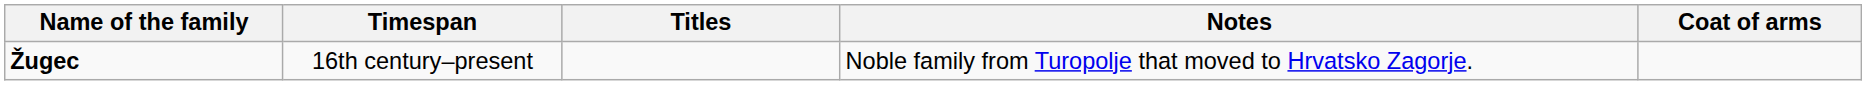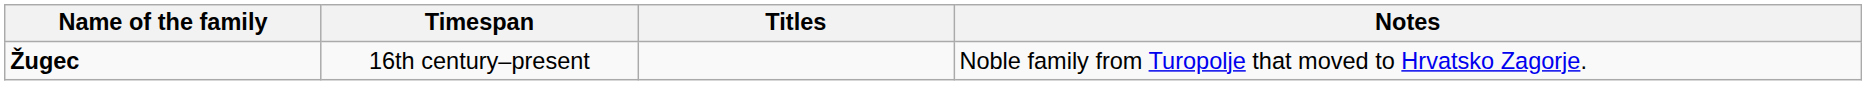- column: (1750, 23)
